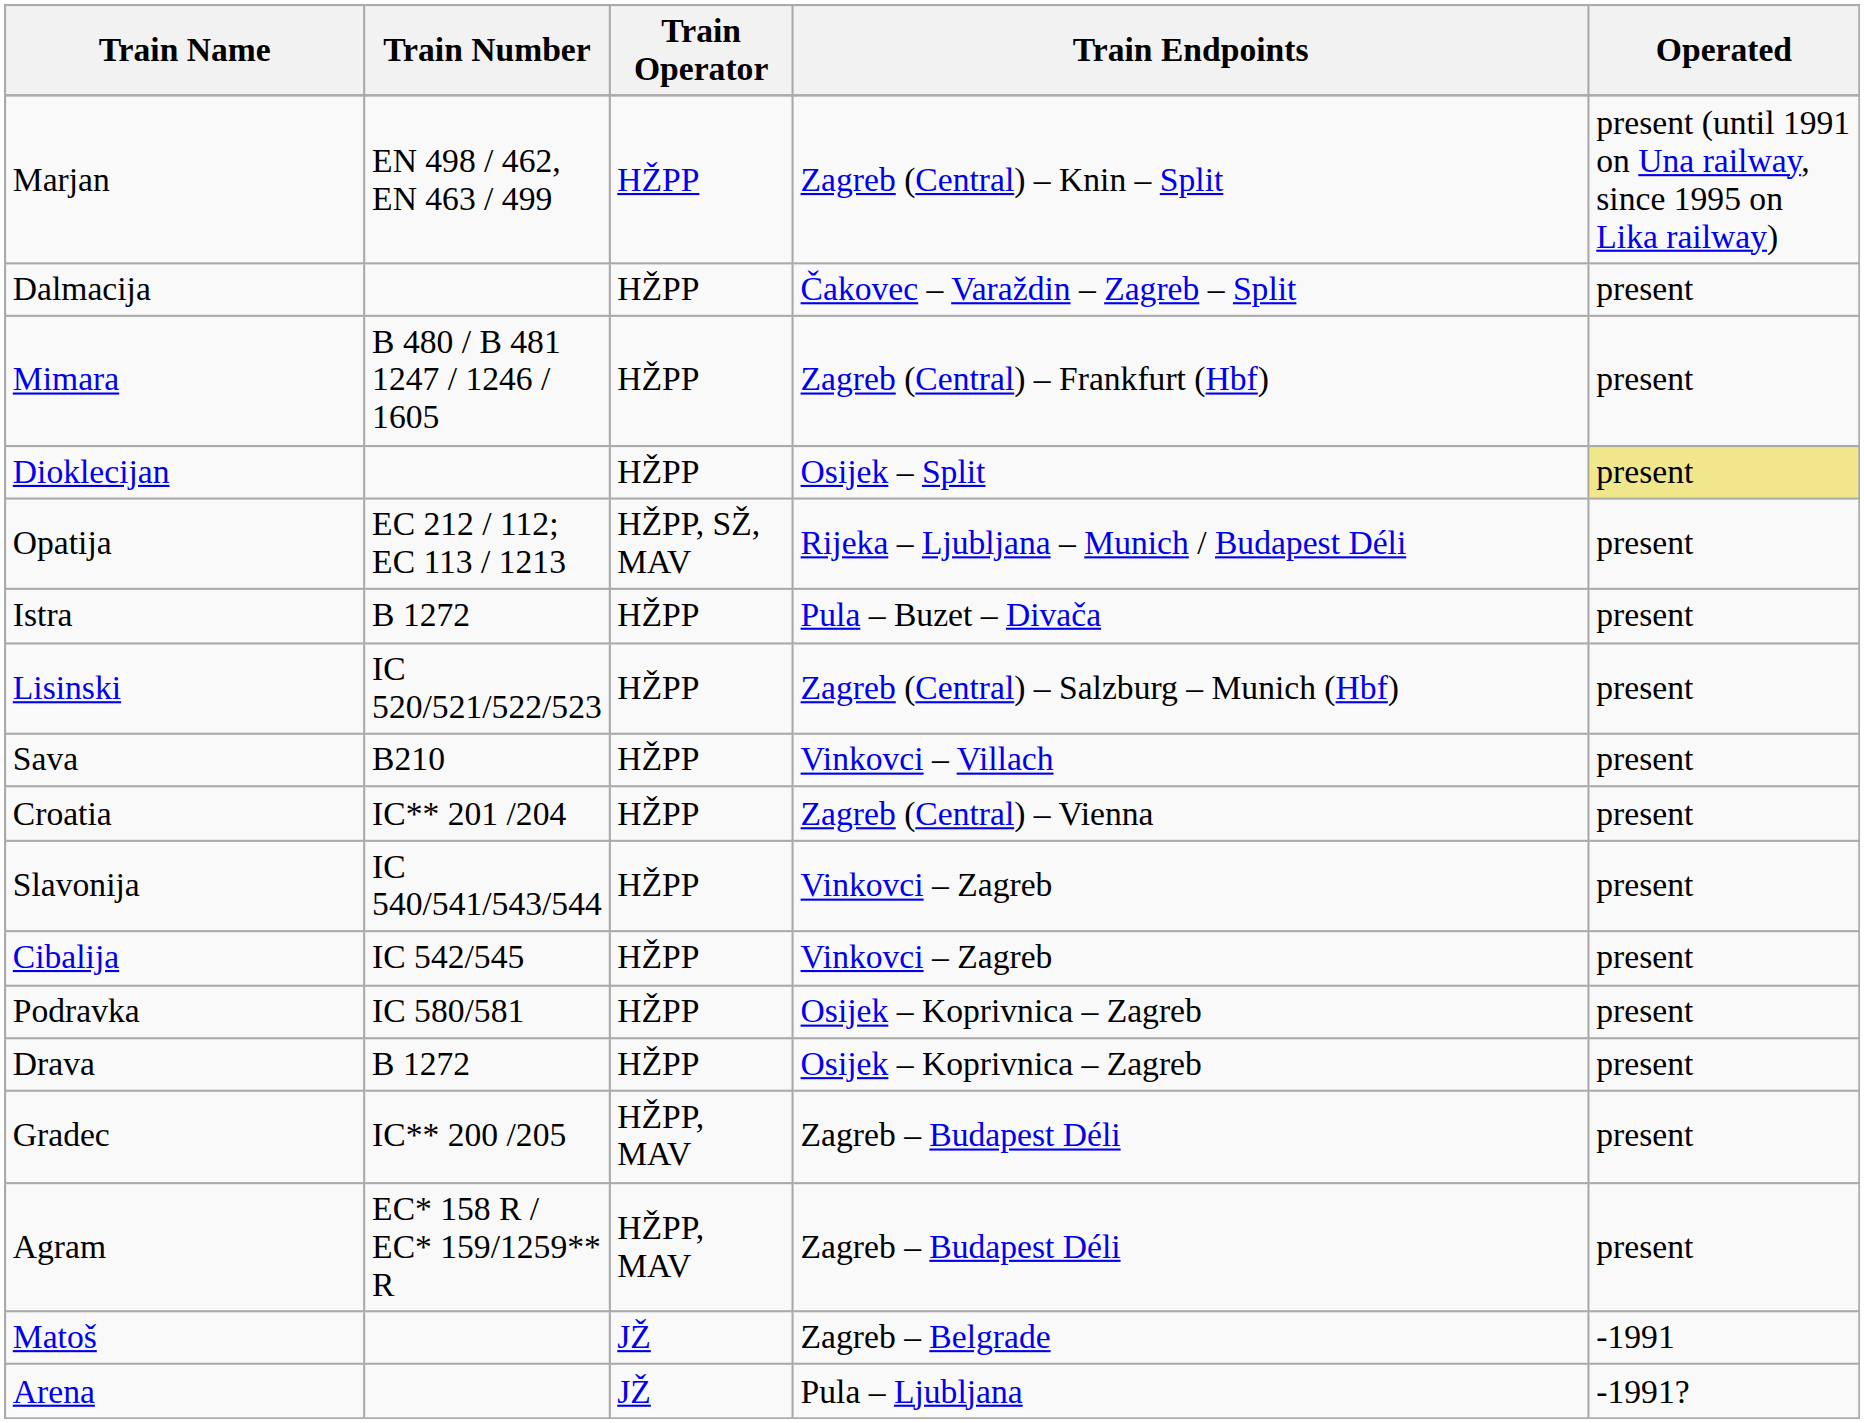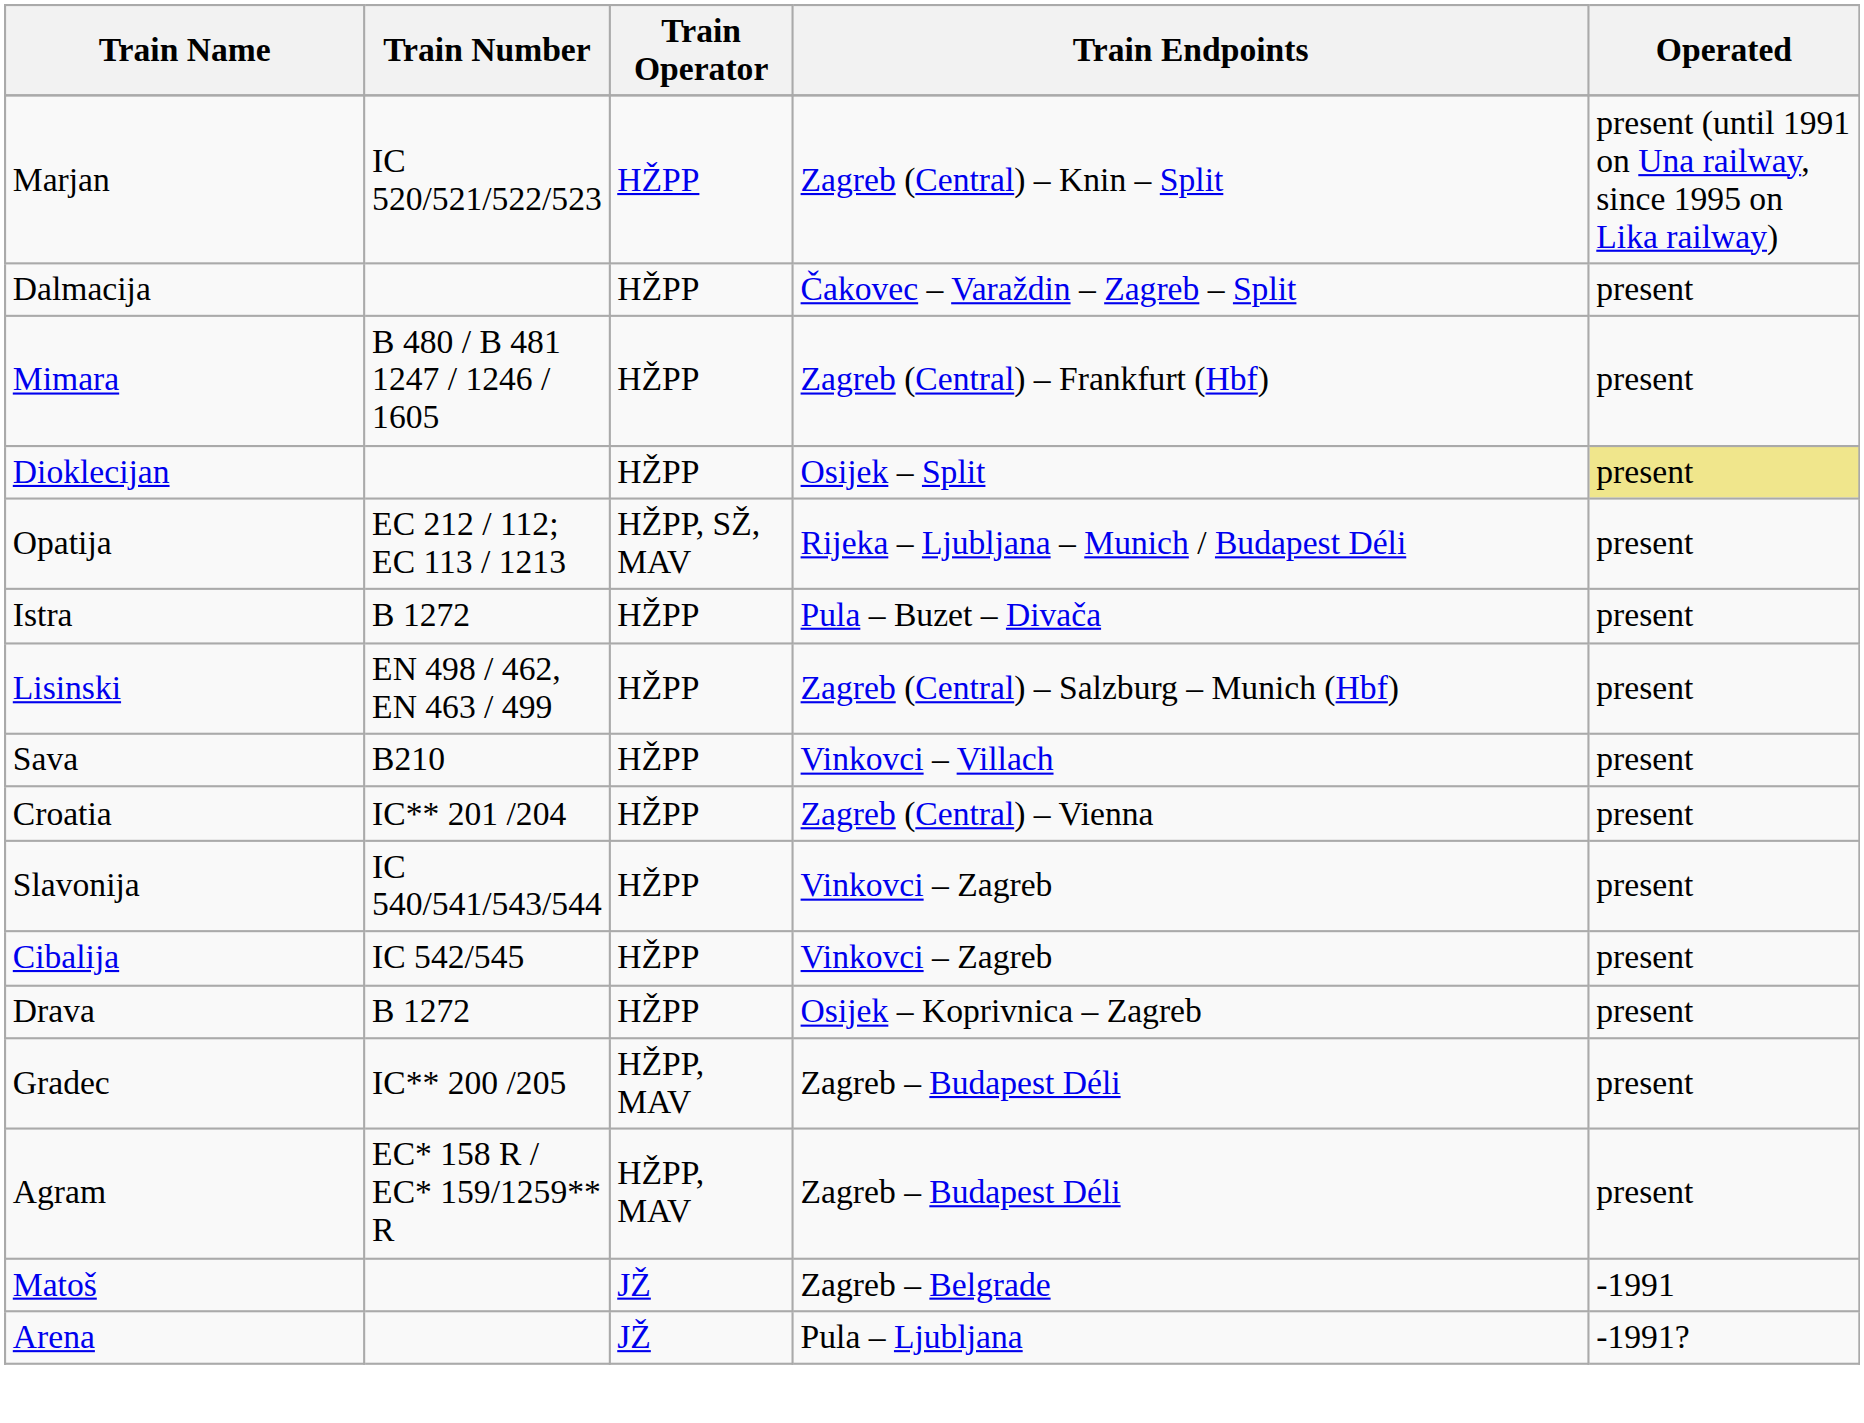(466, 178) EN 498 / 462, EN 463 / 499 -> (487, 178) IC 520/521/522/523
(487, 687) IC 520/521/522/523 -> (466, 687) EN 498 / 462, EN 463 / 499
- row: (76, 1010)
